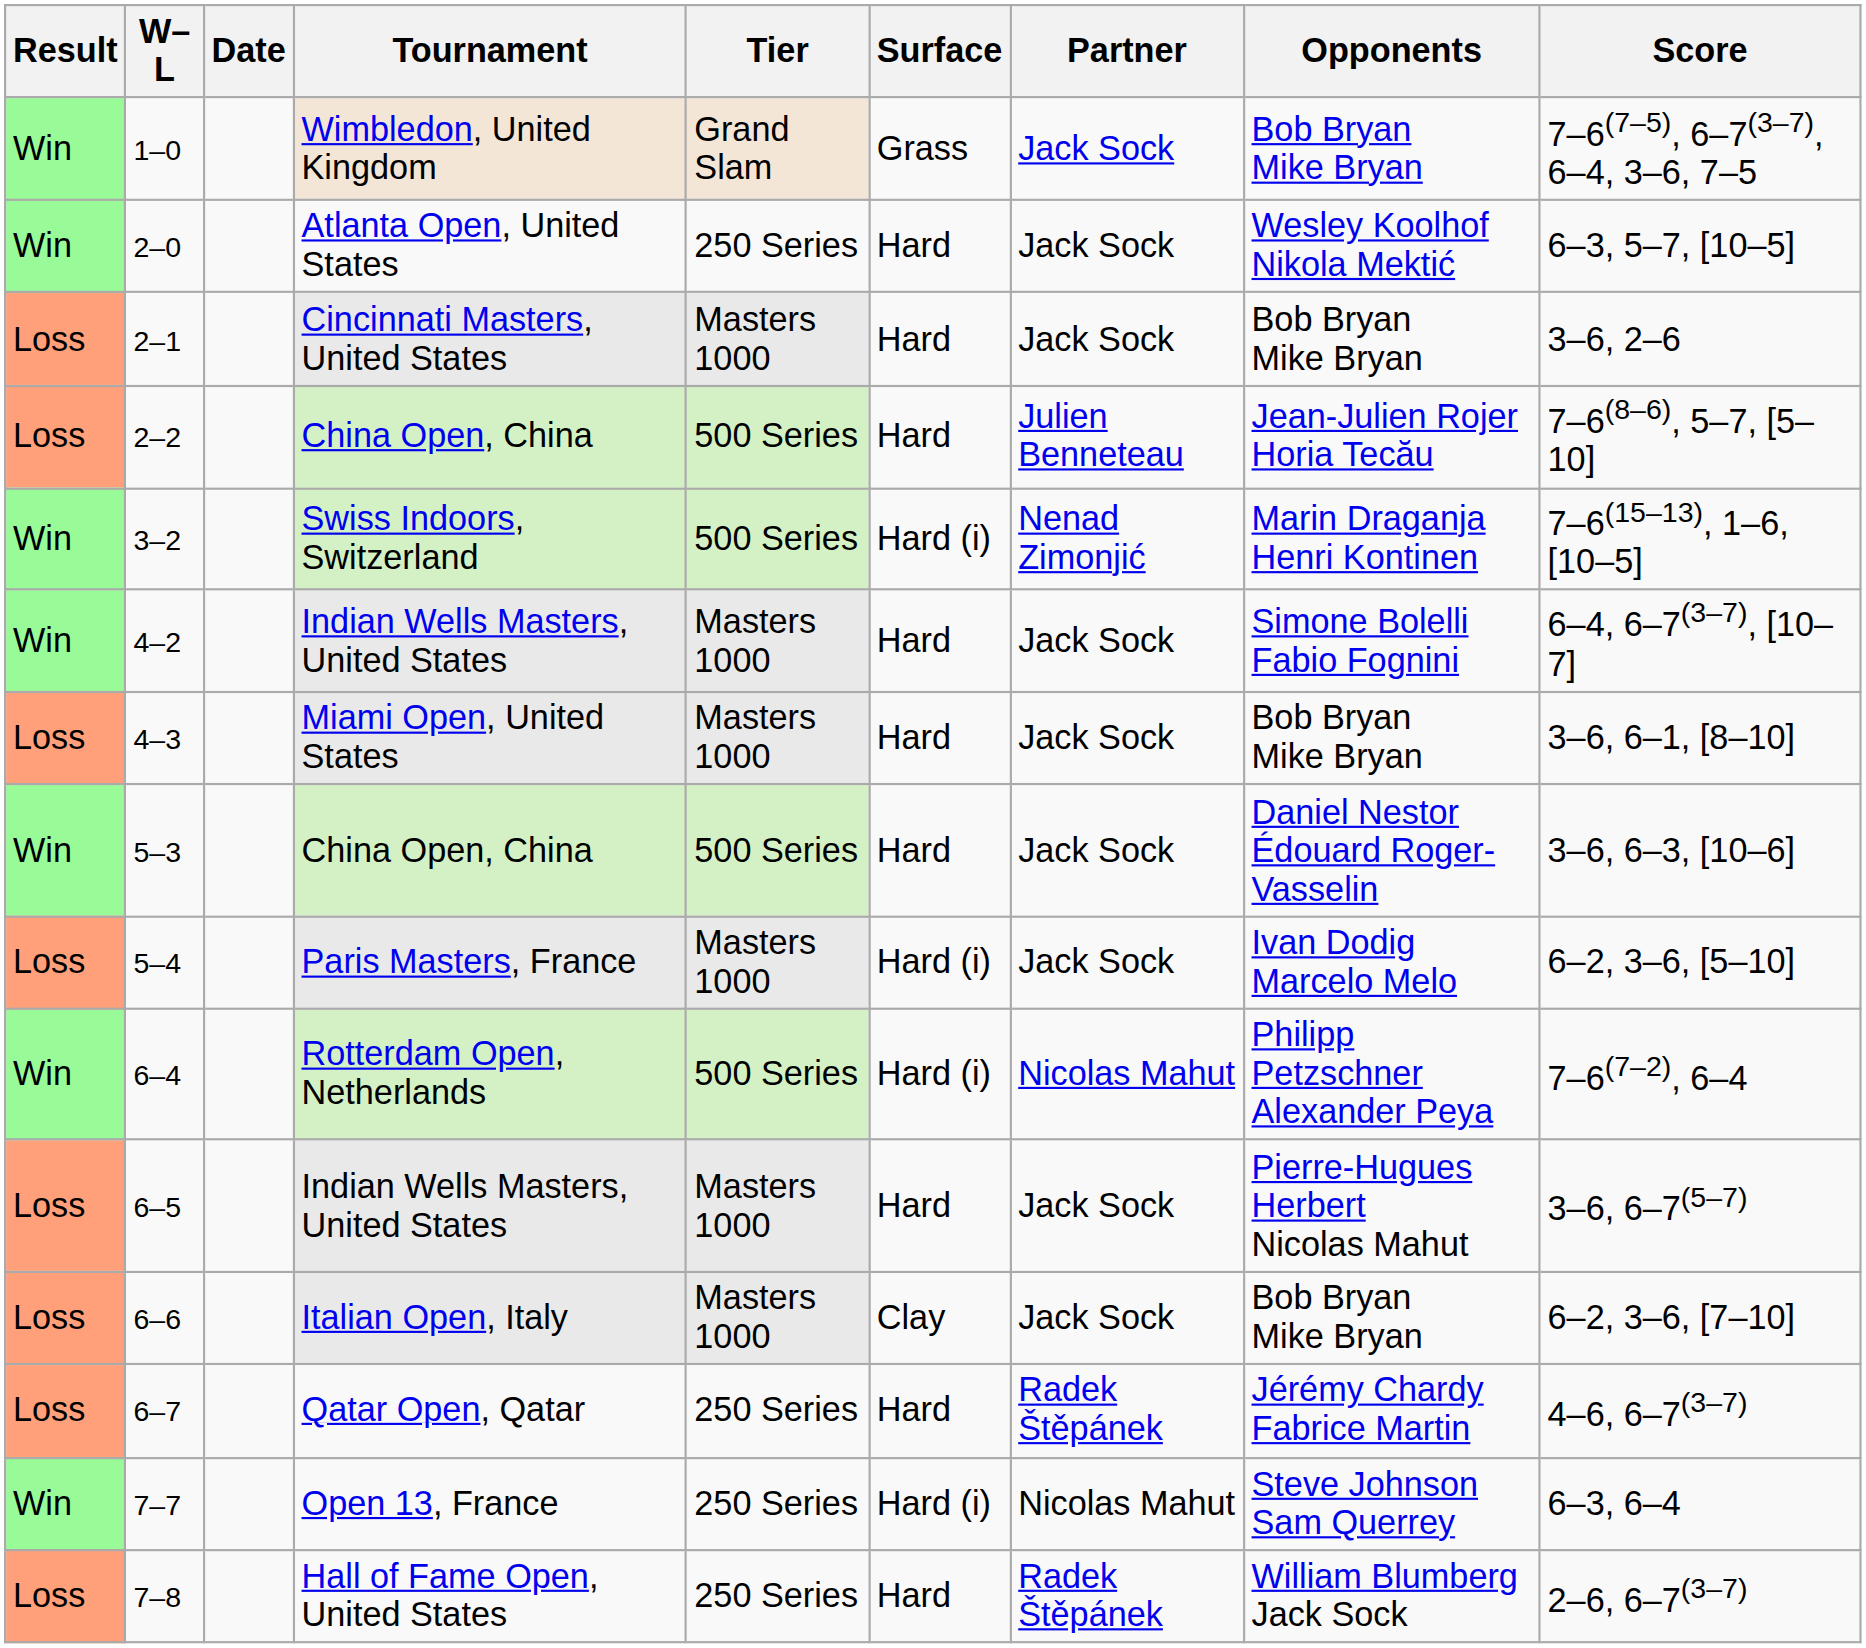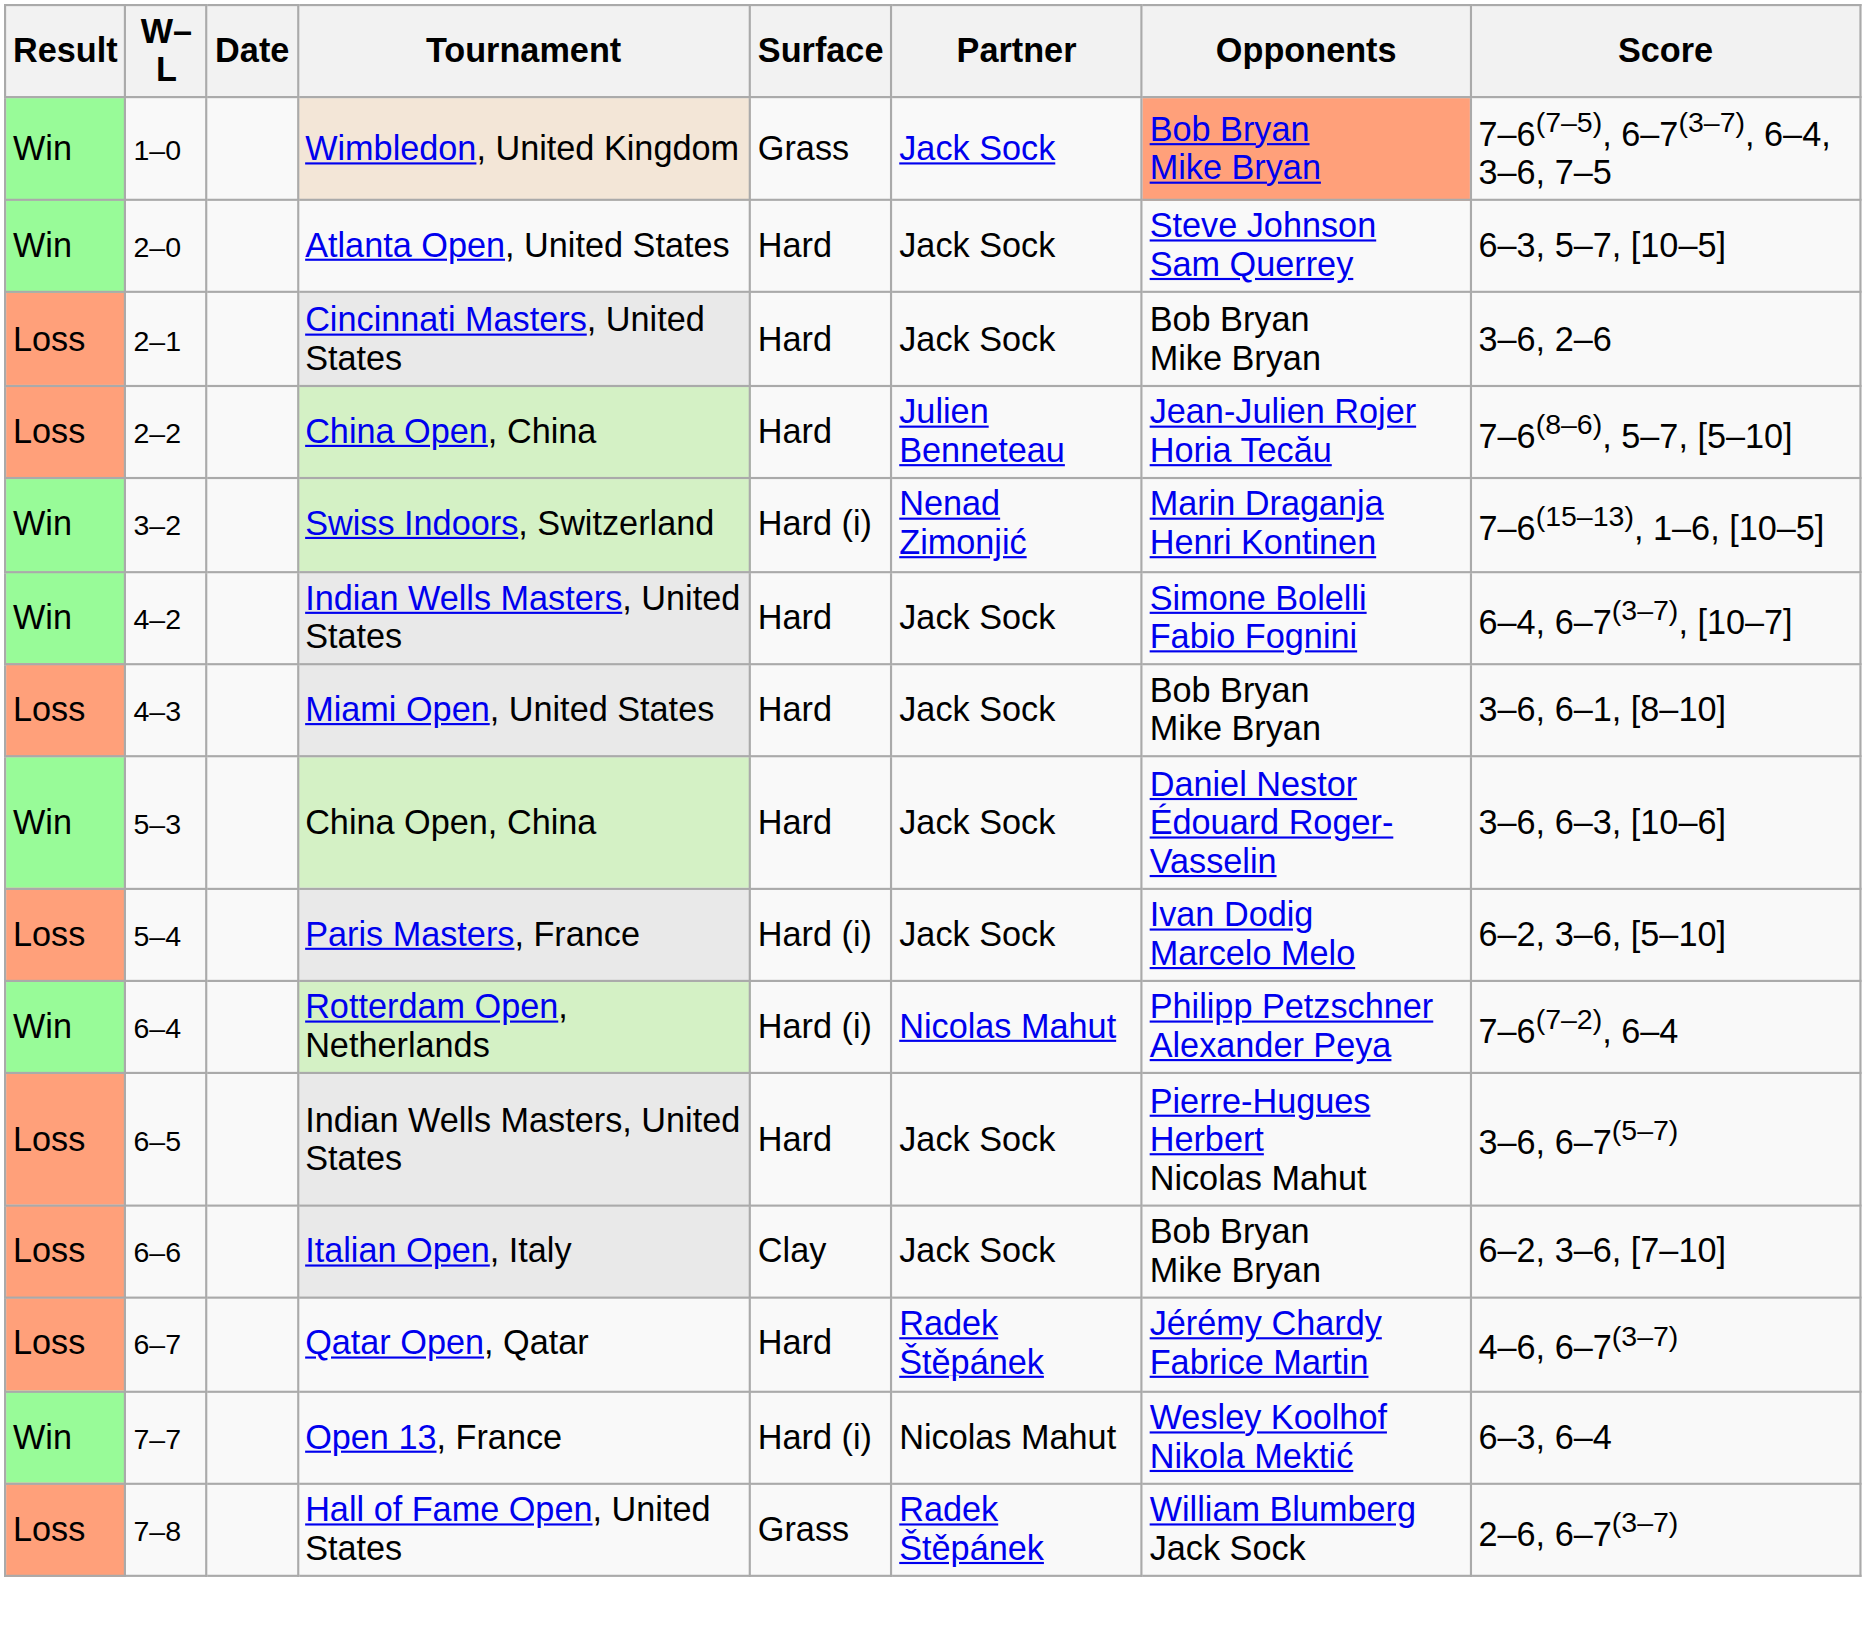- column: (778, 50)
(1337, 148) no background -> (1235, 148) lightsalmon background
(1370, 245) Wesley Koolhof Nikola Mektić -> (1263, 245) Steve Johnson Sam Querrey
(1365, 1503) Steve Johnson Sam Querrey -> (1268, 1436) Wesley Koolhof Nikola Mektić
(914, 1595) Hard -> (803, 1529) Grass
